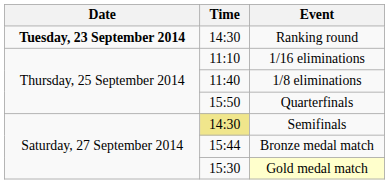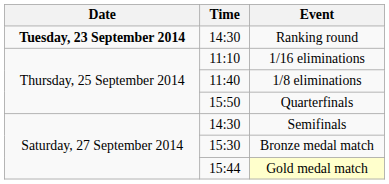(225, 124) khaki background -> (225, 124) no background
(225, 146) 15:44 -> (225, 146) 15:30
(225, 168) 15:30 -> (225, 168) 15:44
